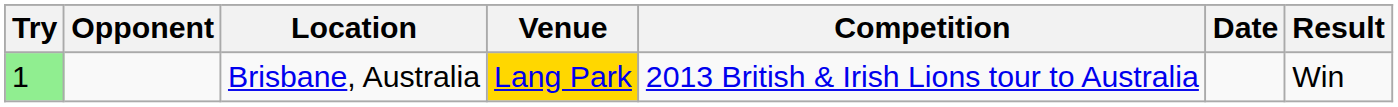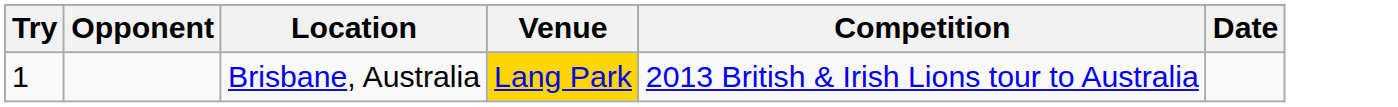- column: (1339, 28)
(20, 76) lightgreen background -> (20, 76) no background
